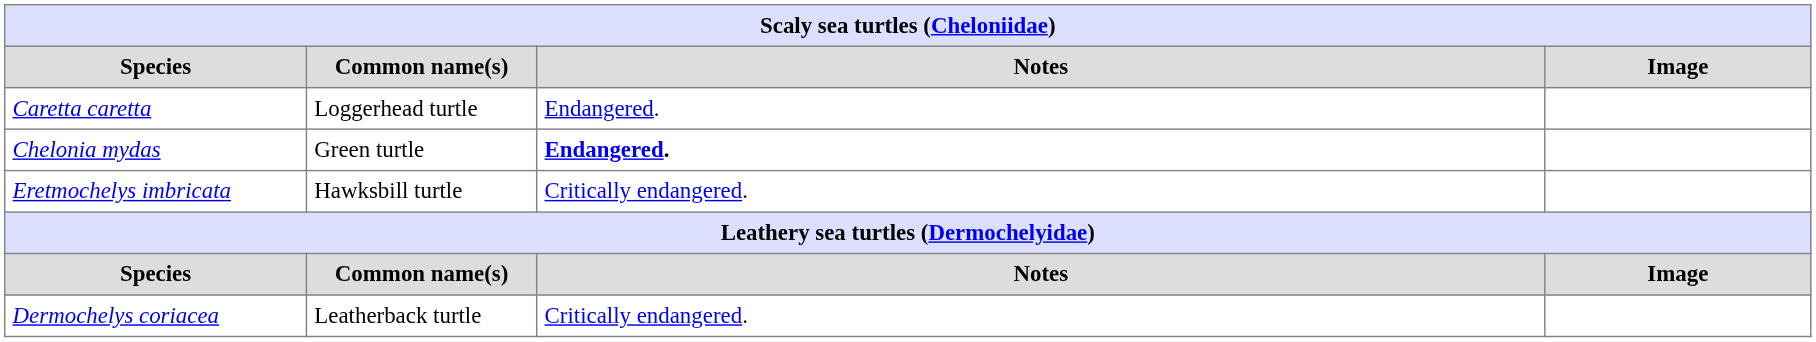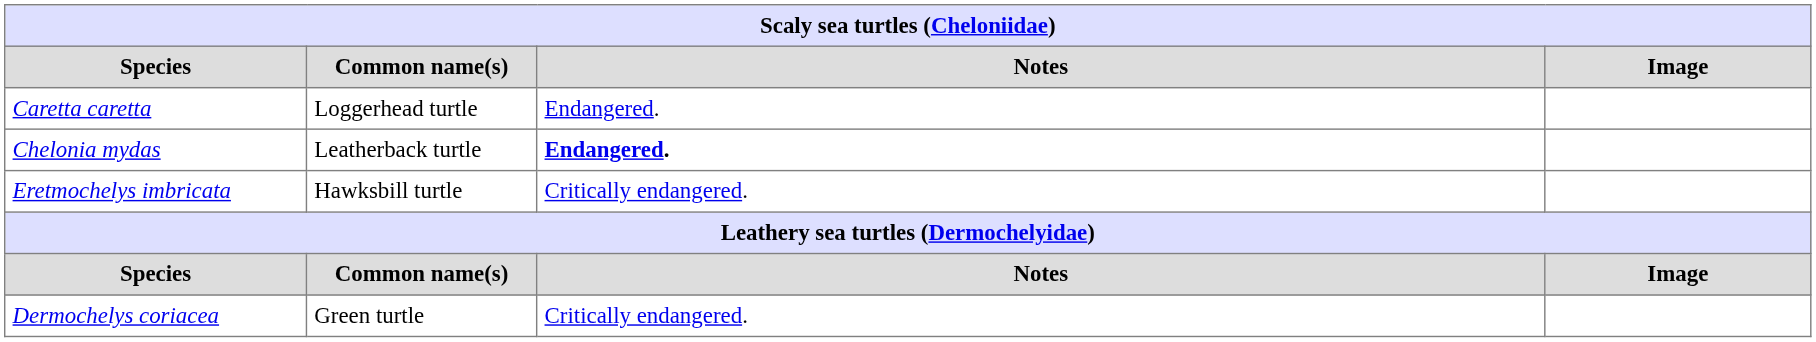(369, 149) Green turtle -> (398, 149) Leatherback turtle
(398, 315) Leatherback turtle -> (369, 315) Green turtle
